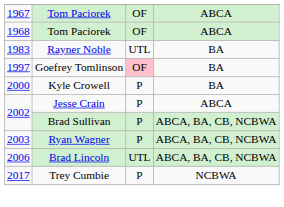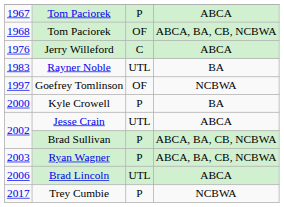(139, 13) OF -> (139, 13) P
(216, 31) ABCA -> (216, 31) ABCA, BA, CB, NCBWA
+ row: (18, 49)
(139, 67) pink background -> (139, 85) no background
(216, 67) BA -> (216, 85) NCBWA
(139, 103) P -> (139, 121) UTL
(216, 157) ABCA, BA, CB, NCBWA -> (216, 175) ABCA
